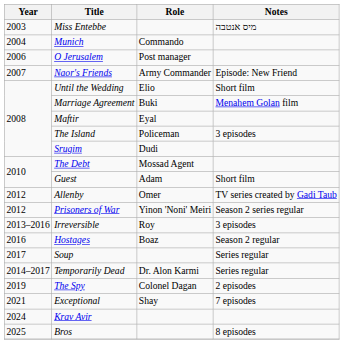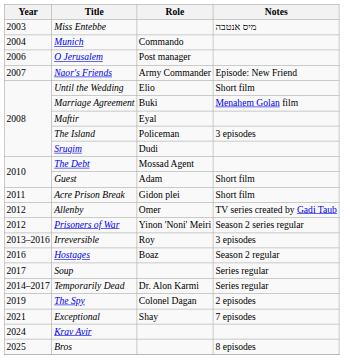+ row: (90, 194)
